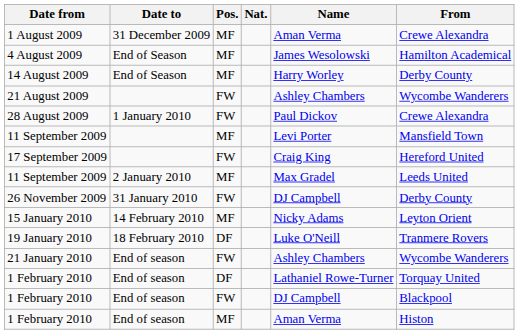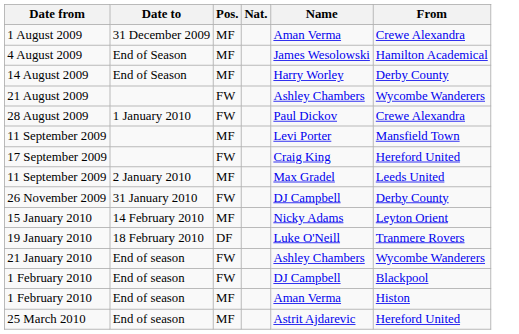- row: (50, 278)
+ row: (46, 319)
